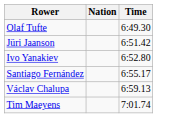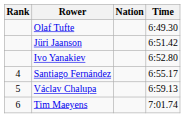+ column: (18, 12)
